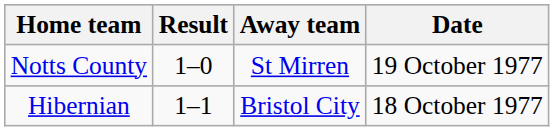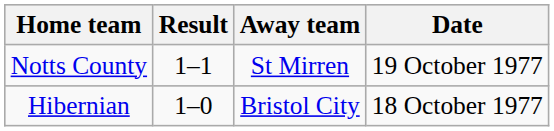(193, 65) 1–0 -> (193, 65) 1–1
(193, 105) 1–1 -> (193, 105) 1–0
